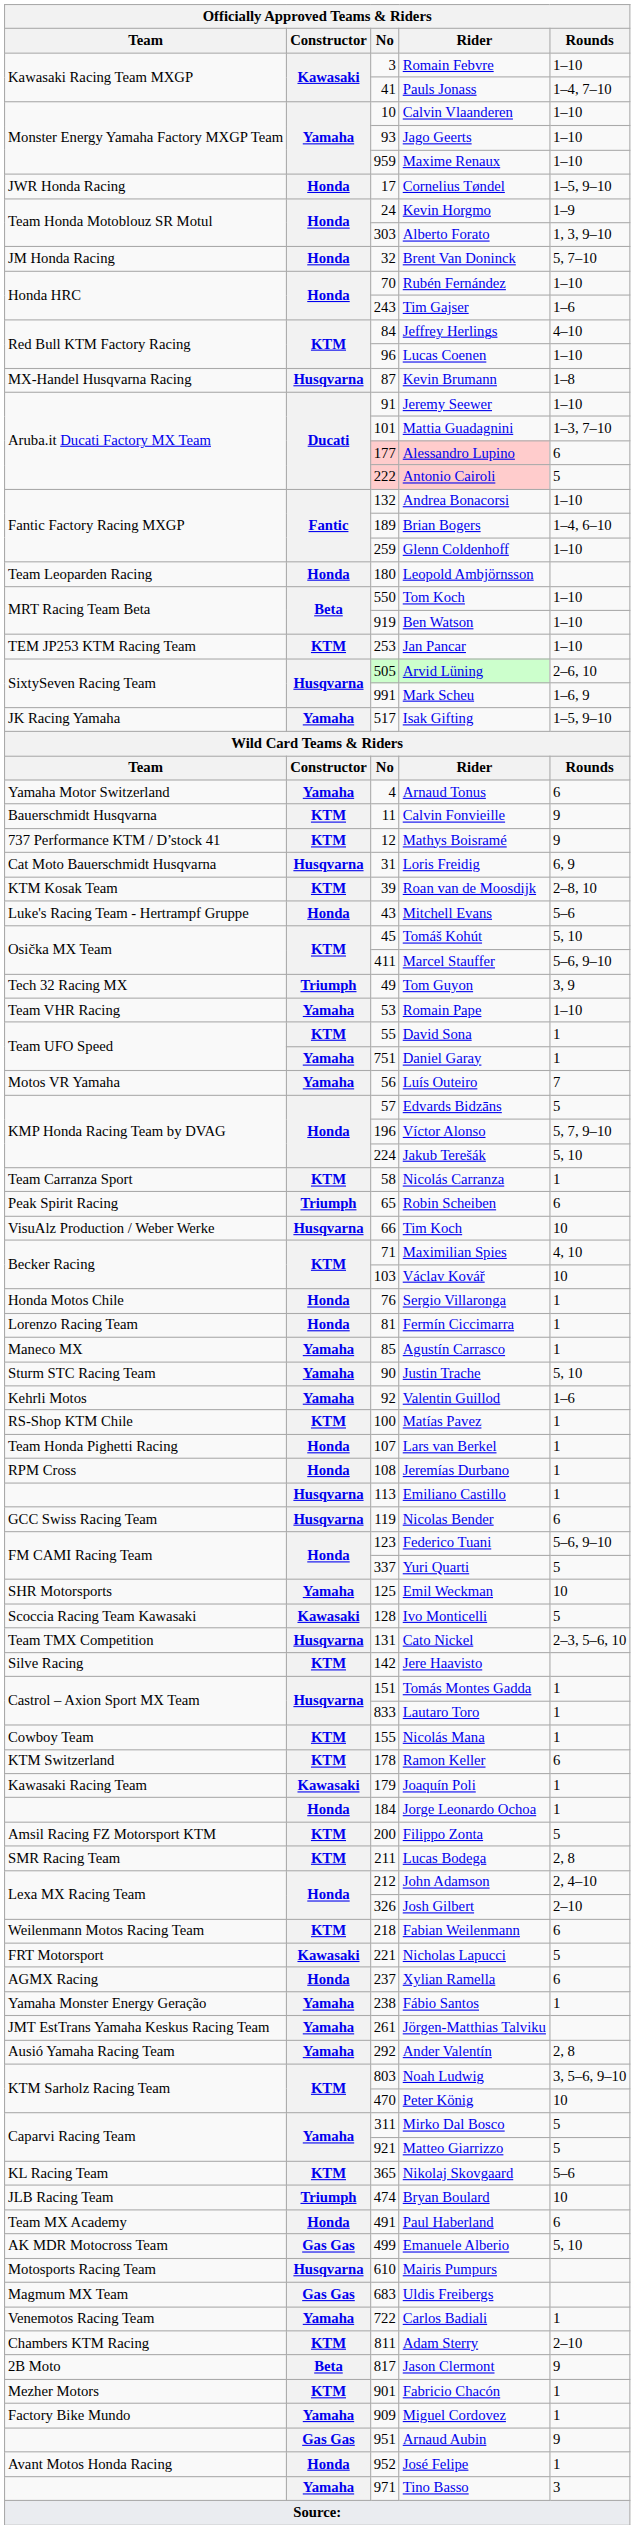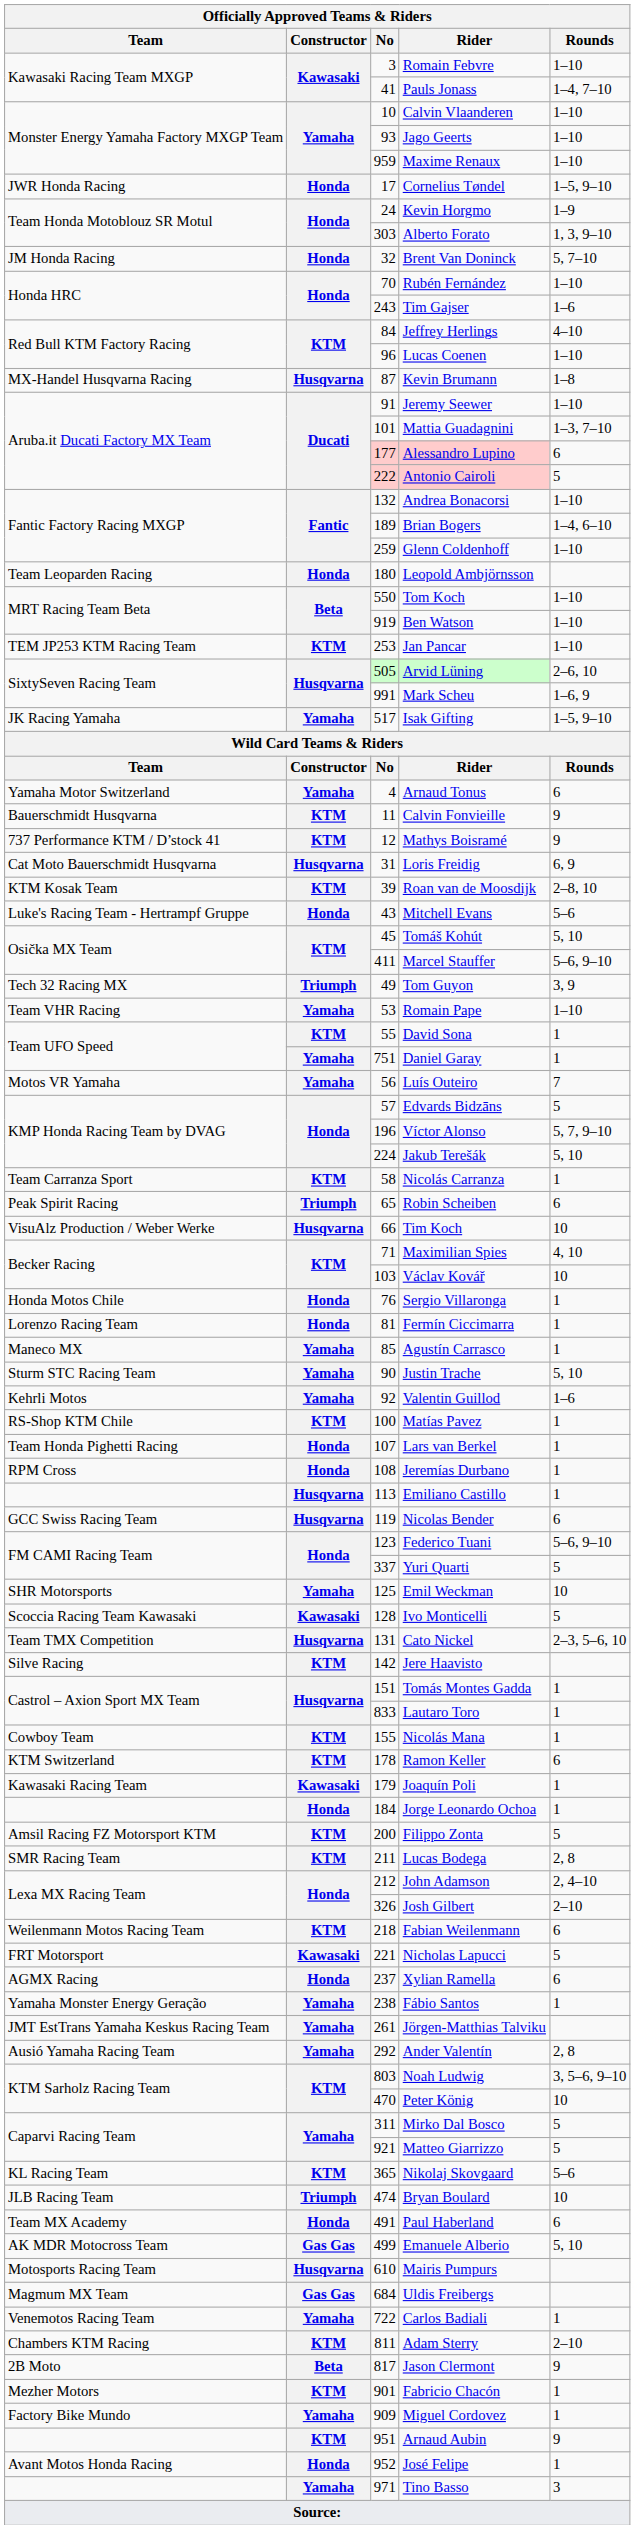(385, 2294) 683 -> (385, 2294) 684
(328, 2439) Gas Gas -> (328, 2439) KTM
